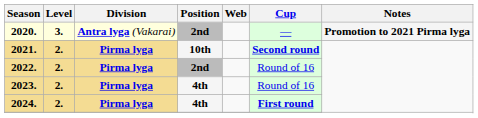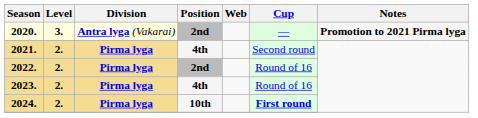(200, 49) 10th -> (200, 49) 4th
(286, 49) bold -> (284, 49) normal
(200, 103) 4th -> (200, 103) 10th
